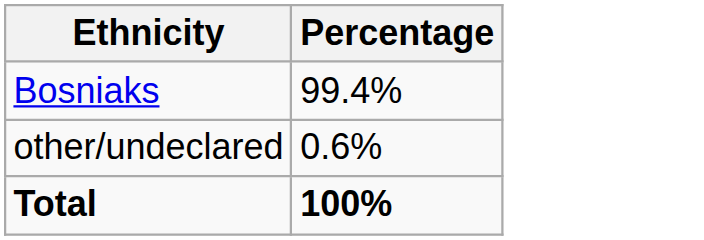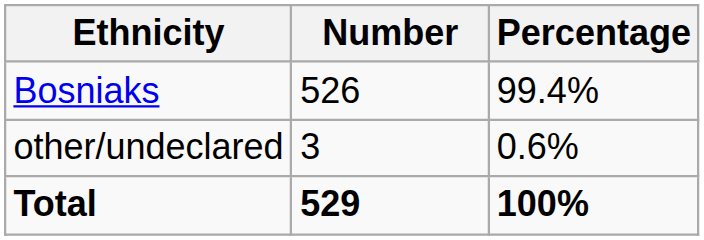+ column: (390, 33)
